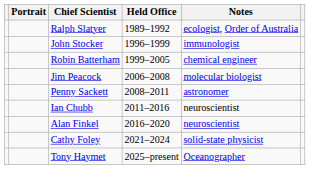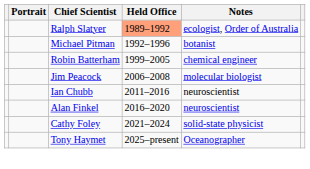(147, 28) no background -> (147, 28) lightsalmon background
+ row: (83, 44)
- row: (77, 44)
- row: (79, 92)
